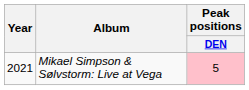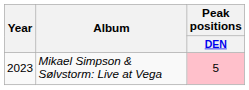(20, 68) 2021 -> (20, 68) 2023
